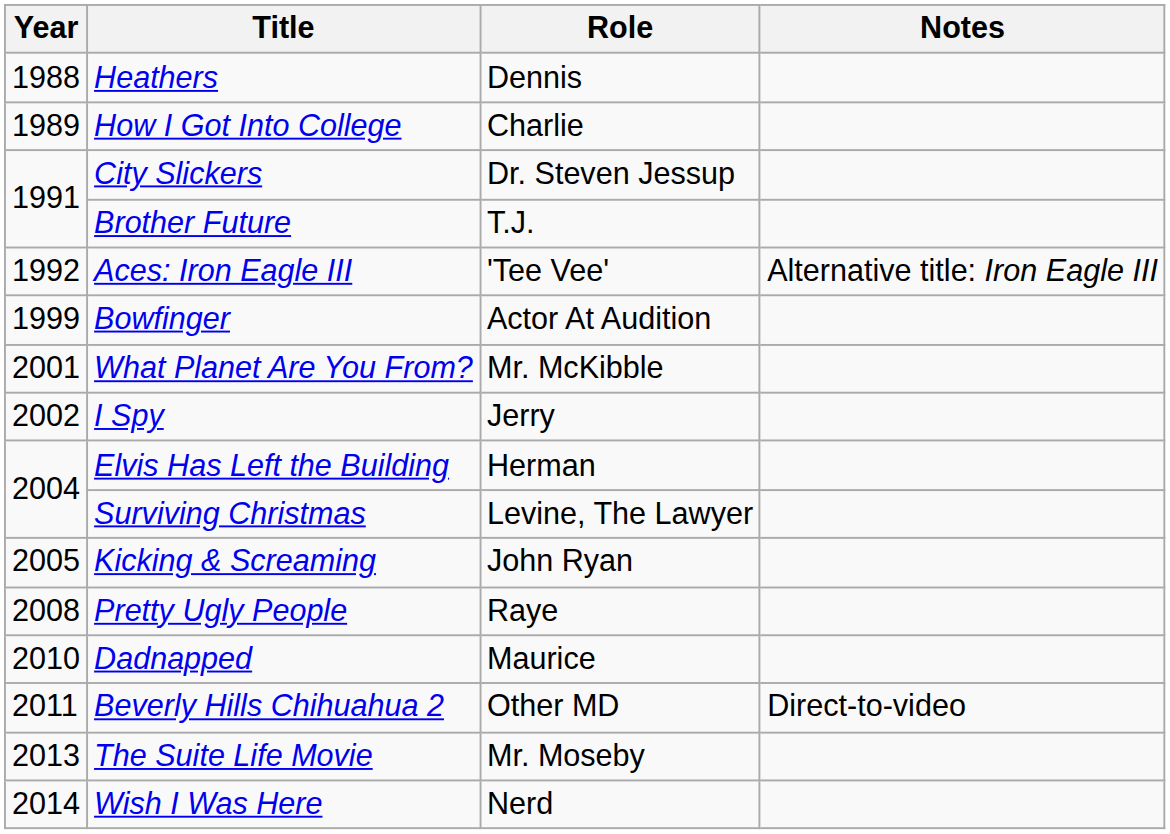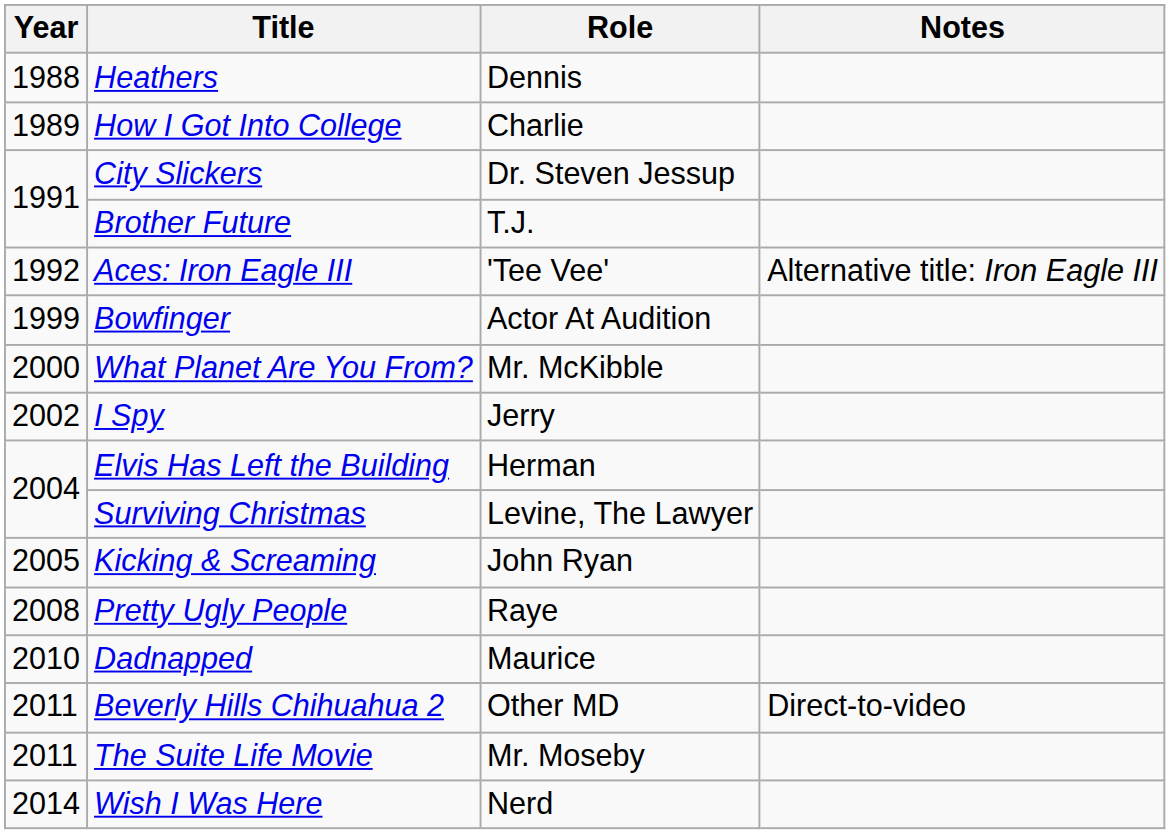(46, 367) 2001 -> (46, 367) 2000
(46, 755) 2013 -> (45, 755) 2011
